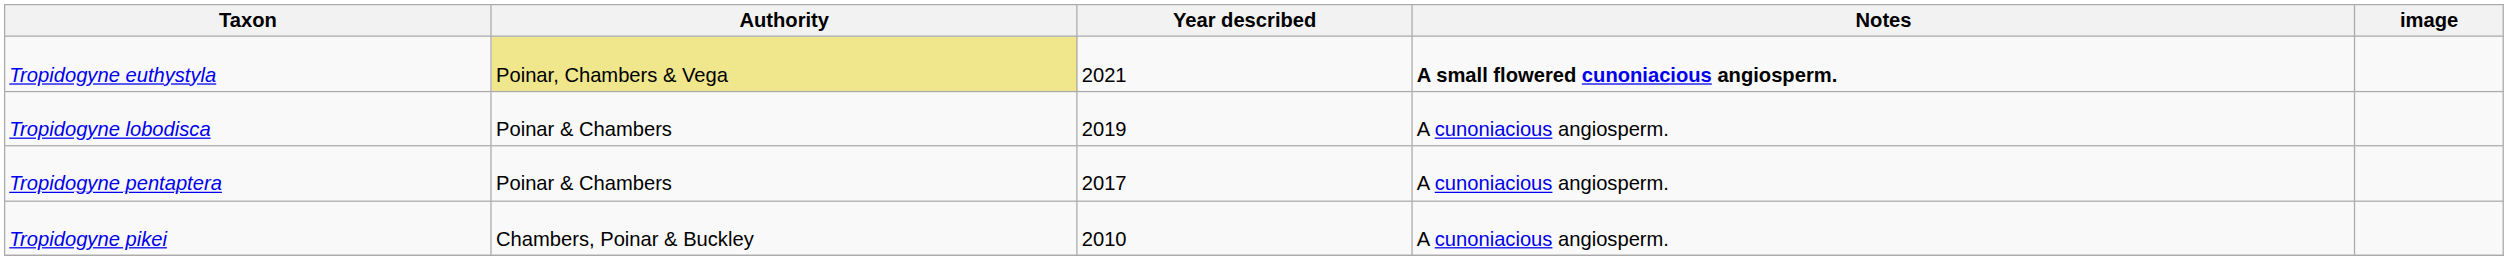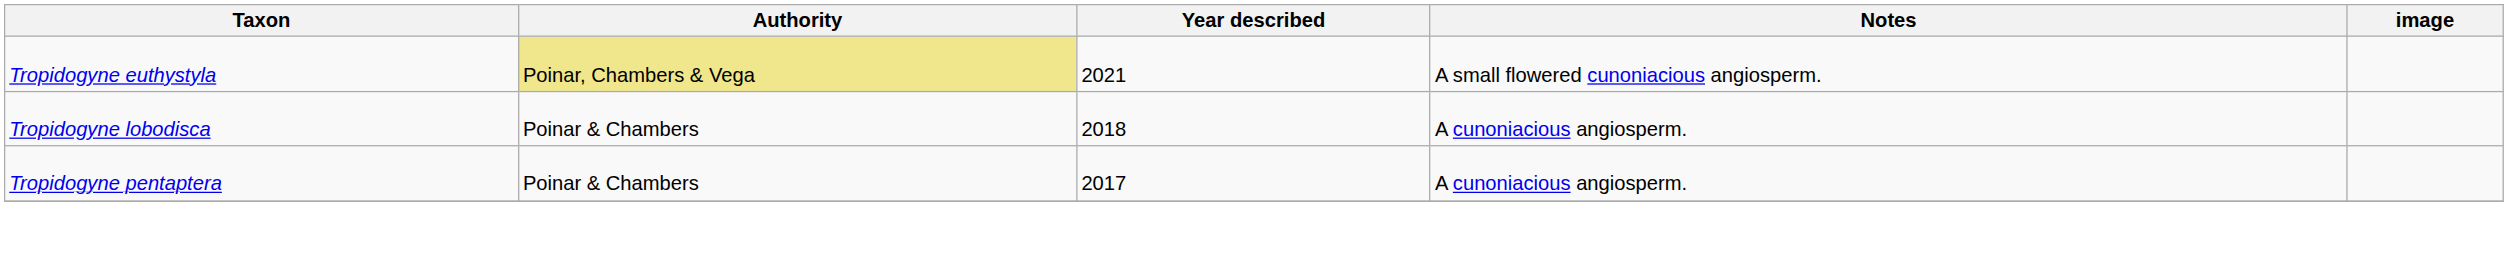(1627, 75) bold -> (1628, 75) normal
(1104, 129) 2019 -> (1104, 129) 2018
- row: (88, 239)
